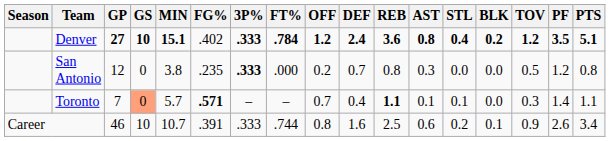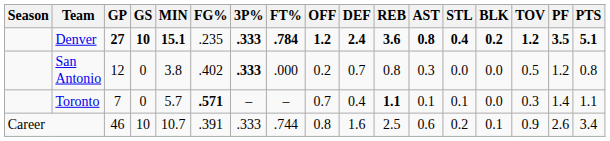(211, 39) .402 -> (211, 39) .235
(211, 70) .235 -> (211, 70) .402
(143, 102) lightsalmon background -> (143, 102) no background
